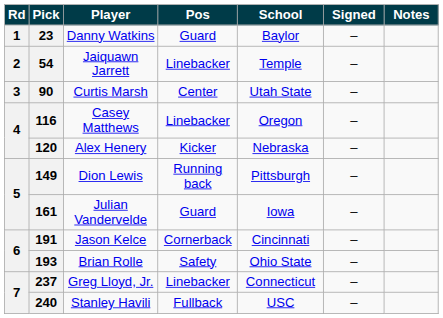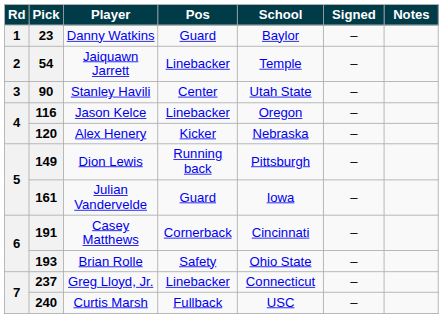(111, 92) Curtis Marsh -> (111, 92) Stanley Havili
(111, 120) Casey Matthews -> (111, 112) Jason Kelce
(111, 240) Jason Kelce -> (111, 233) Casey Matthews
(111, 302) Stanley Havili -> (111, 302) Curtis Marsh
